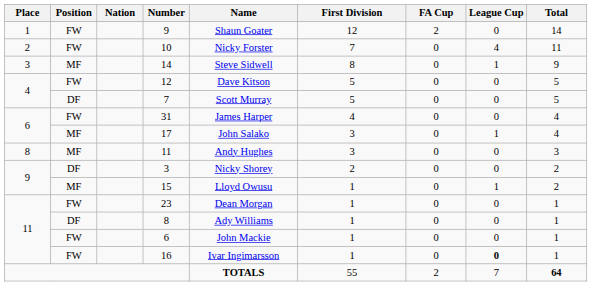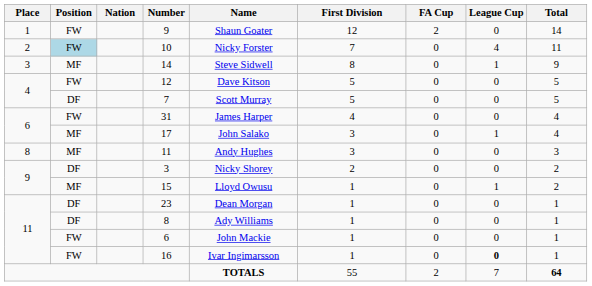(74, 47) no background -> (74, 47) lightblue background
(74, 203) FW -> (74, 203) DF
